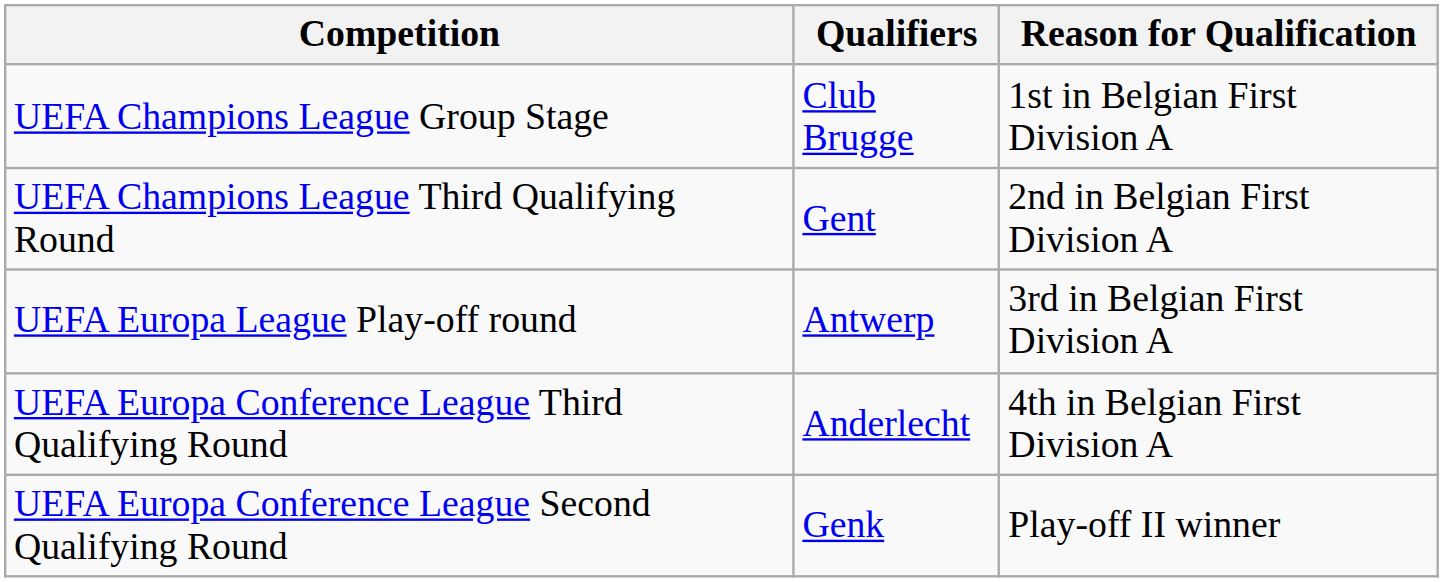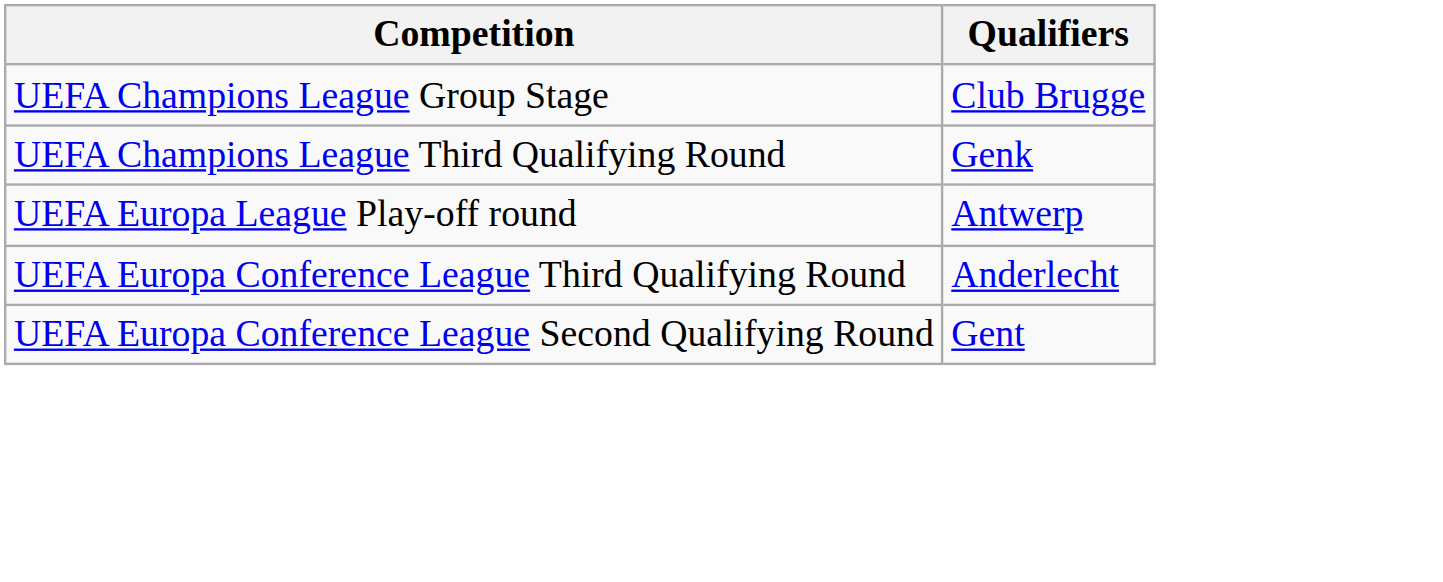- column: (1219, 34)
(839, 217) Gent -> (992, 154) Genk
(843, 525) Genk -> (988, 333) Gent
